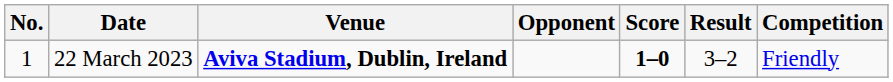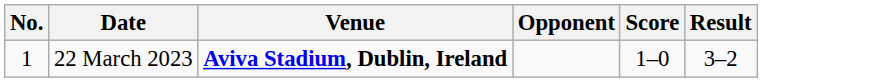- column: (823, 22)
(652, 58) bold -> (652, 58) normal
